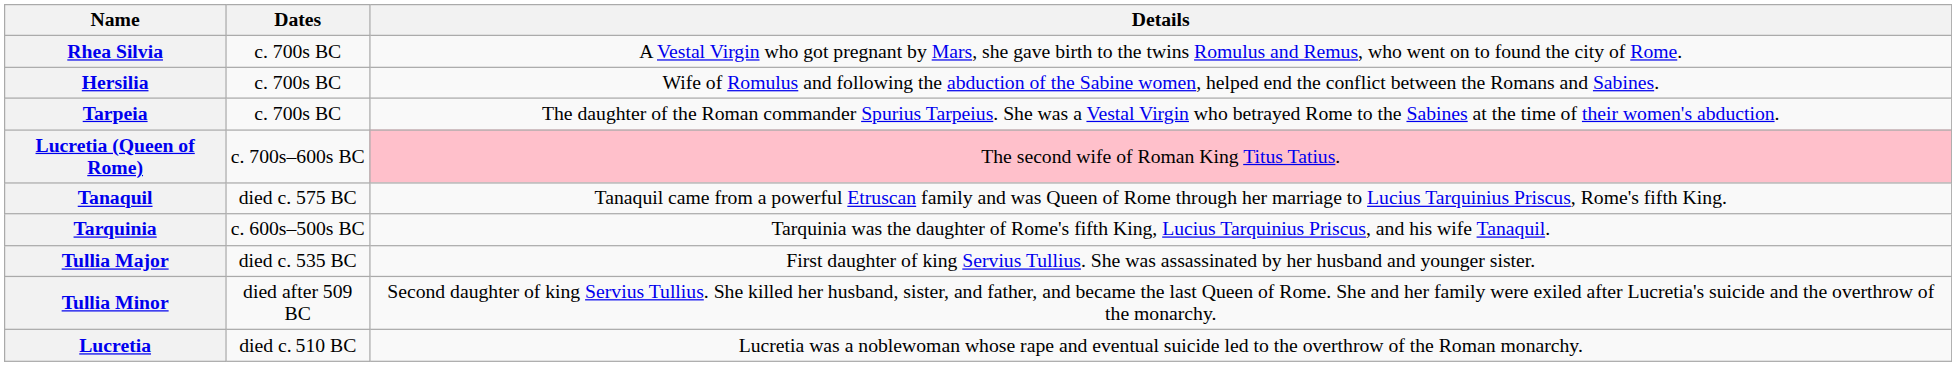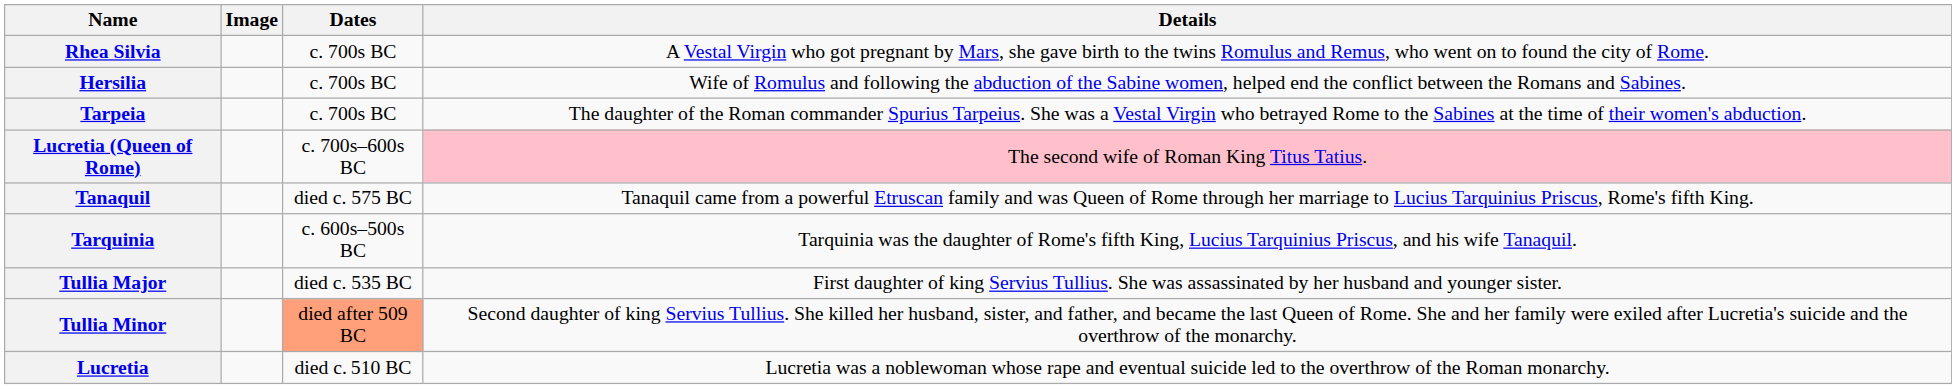+ column: (252, 20)
(298, 303) no background -> (353, 325) lightsalmon background
